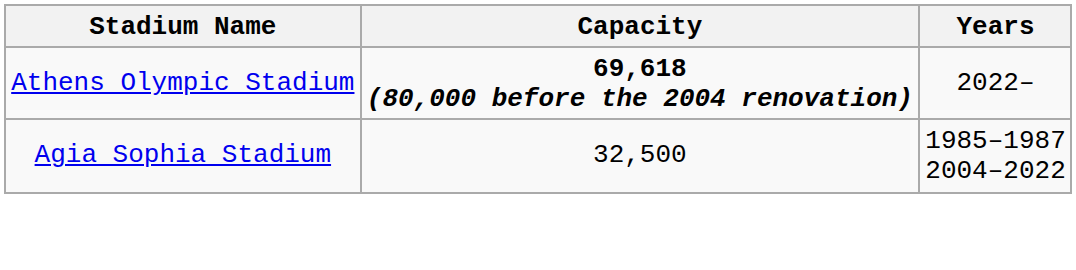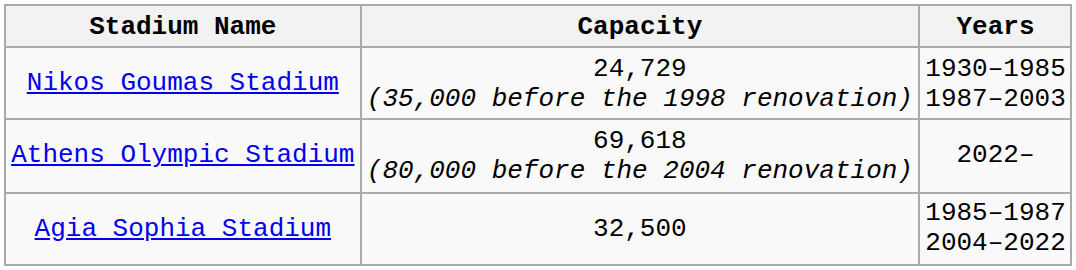+ row: (183, 84)
(640, 84) bold -> (640, 156) normal
